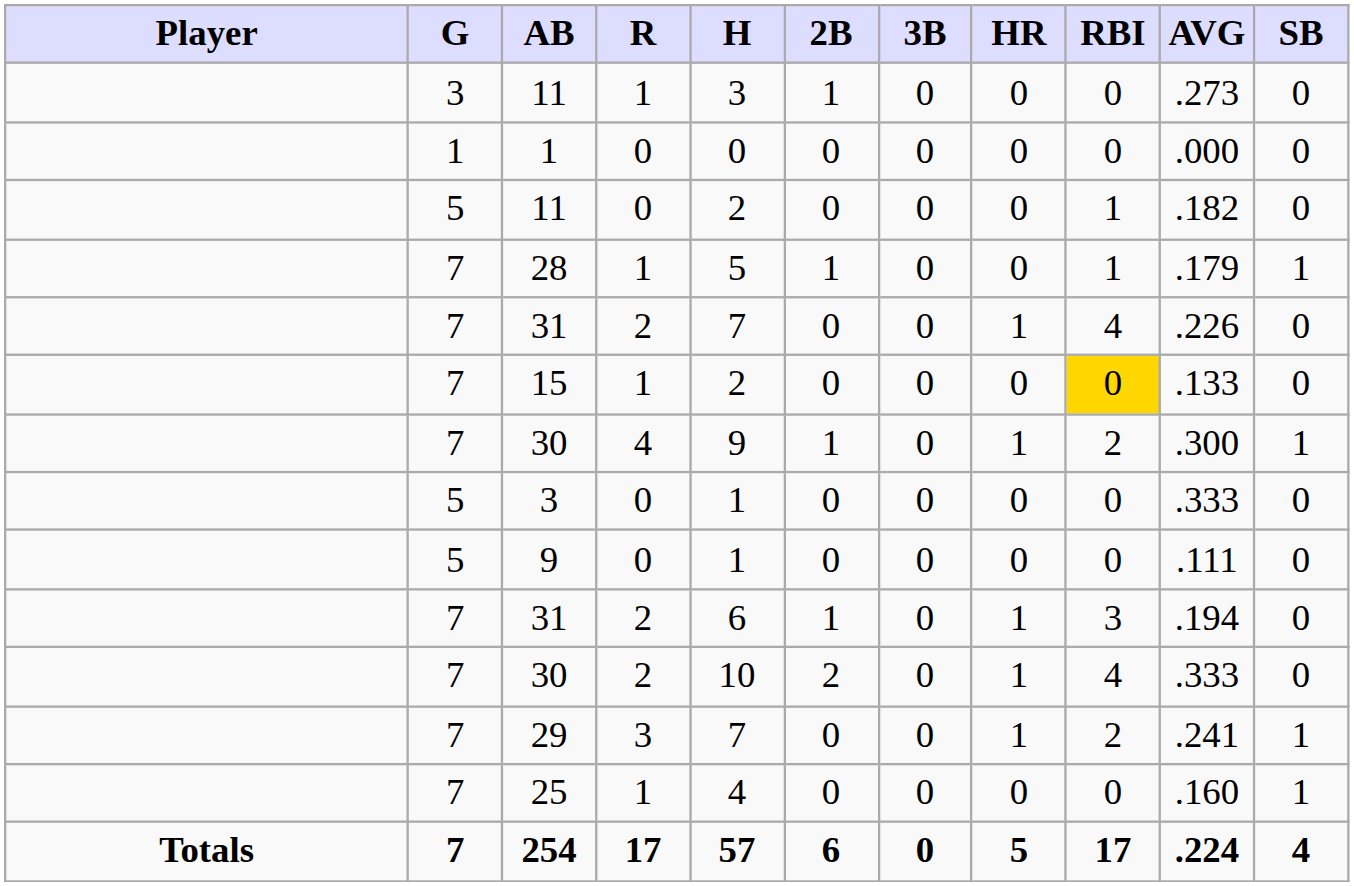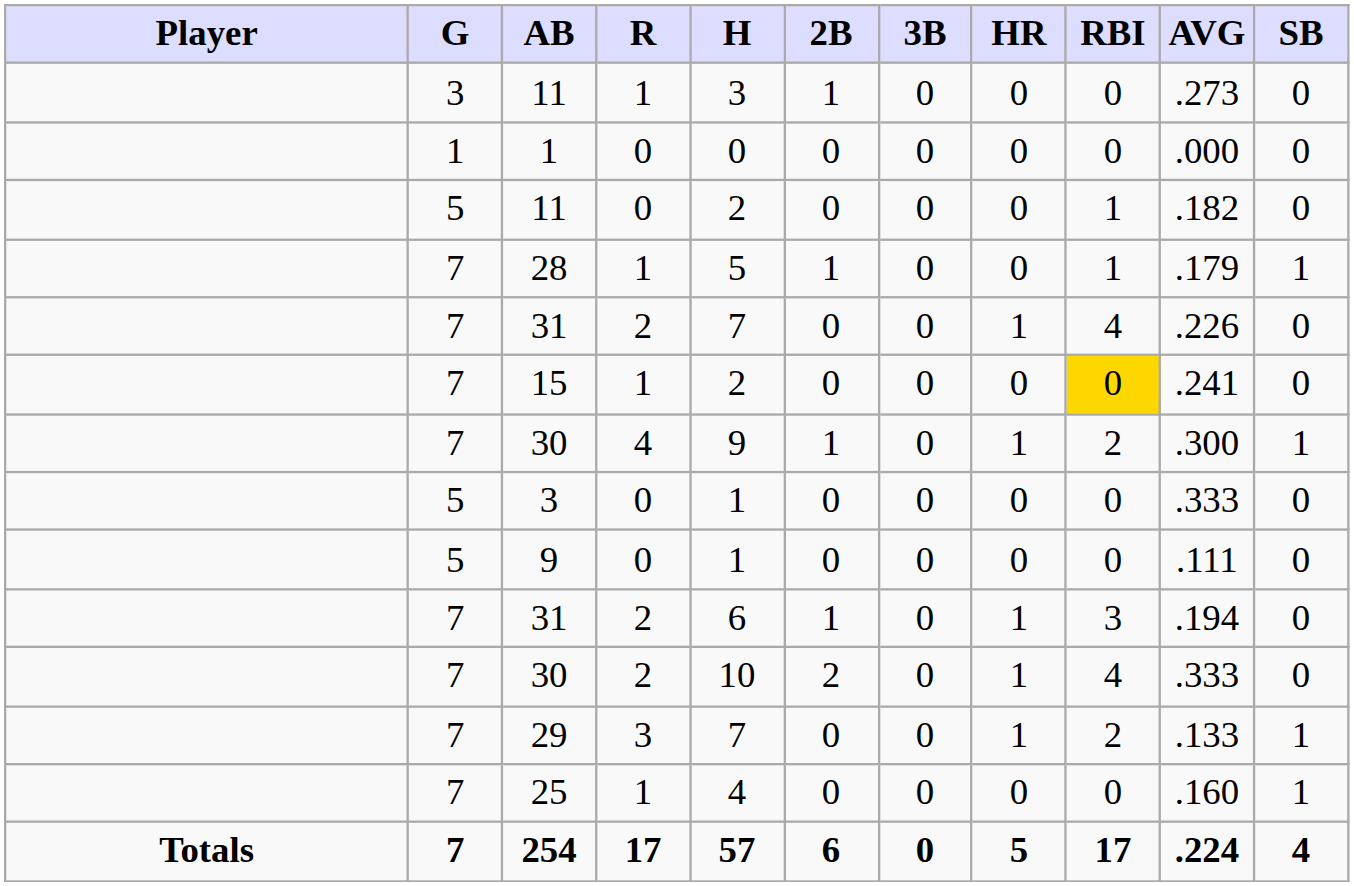(1207, 383) .133 -> (1207, 383) .241
(1207, 734) .241 -> (1207, 734) .133
